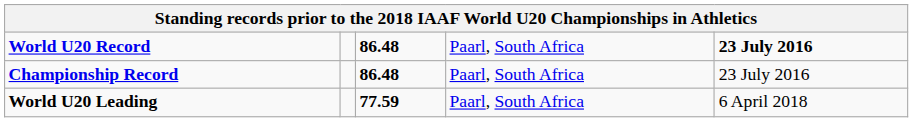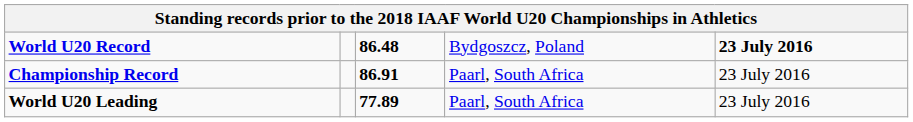(517, 46) Paarl, South Africa -> (517, 46) Bydgoszcz, Poland
(379, 74) 86.48 -> (379, 74) 86.91
(379, 102) 77.59 -> (379, 102) 77.89
(763, 102) 6 April 2018 -> (764, 102) 23 July 2016
